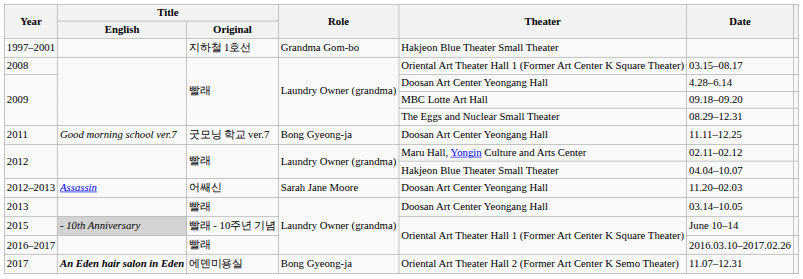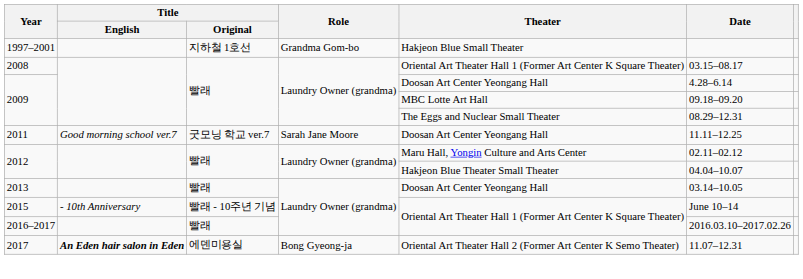(480, 48) Hakjeon Blue Theater Small Theater -> (462, 48) Hakjeon Blue Small Theater
(316, 135) Bong Gyeong-ja -> (319, 135) Sarah Jane Moore
- row: (31, 188)
(100, 226) lightgrey background -> (100, 207) no background
